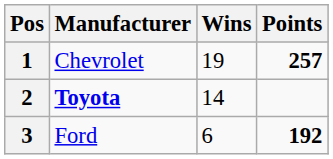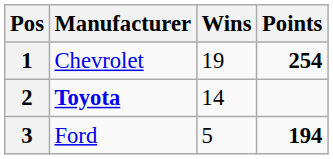(305, 60) 257 -> (305, 60) 254
(207, 135) 6 -> (207, 135) 5
(305, 135) 192 -> (305, 135) 194
